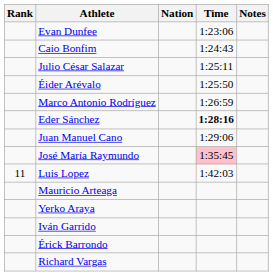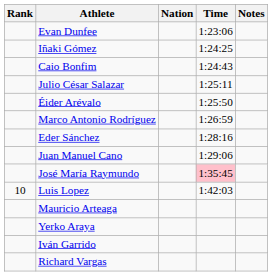+ row: (67, 48)
(216, 119) bold -> (216, 137) normal
(20, 173) 11 -> (20, 191) 10
- row: (73, 244)
